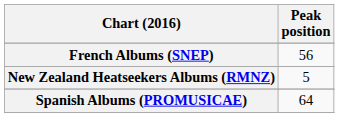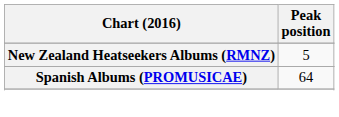- row: (141, 54)
